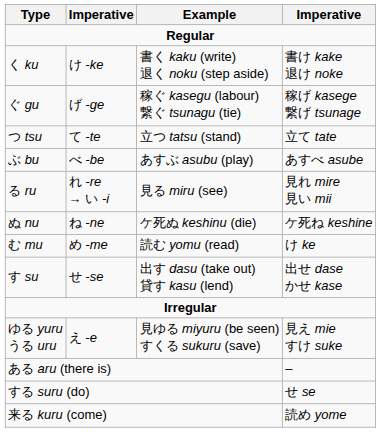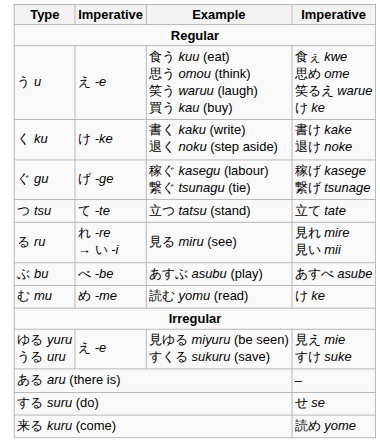+ row: (29, 82)
rows swapped: (22, 191) <-> (24, 159)
- row: (24, 222)
- row: (23, 277)
